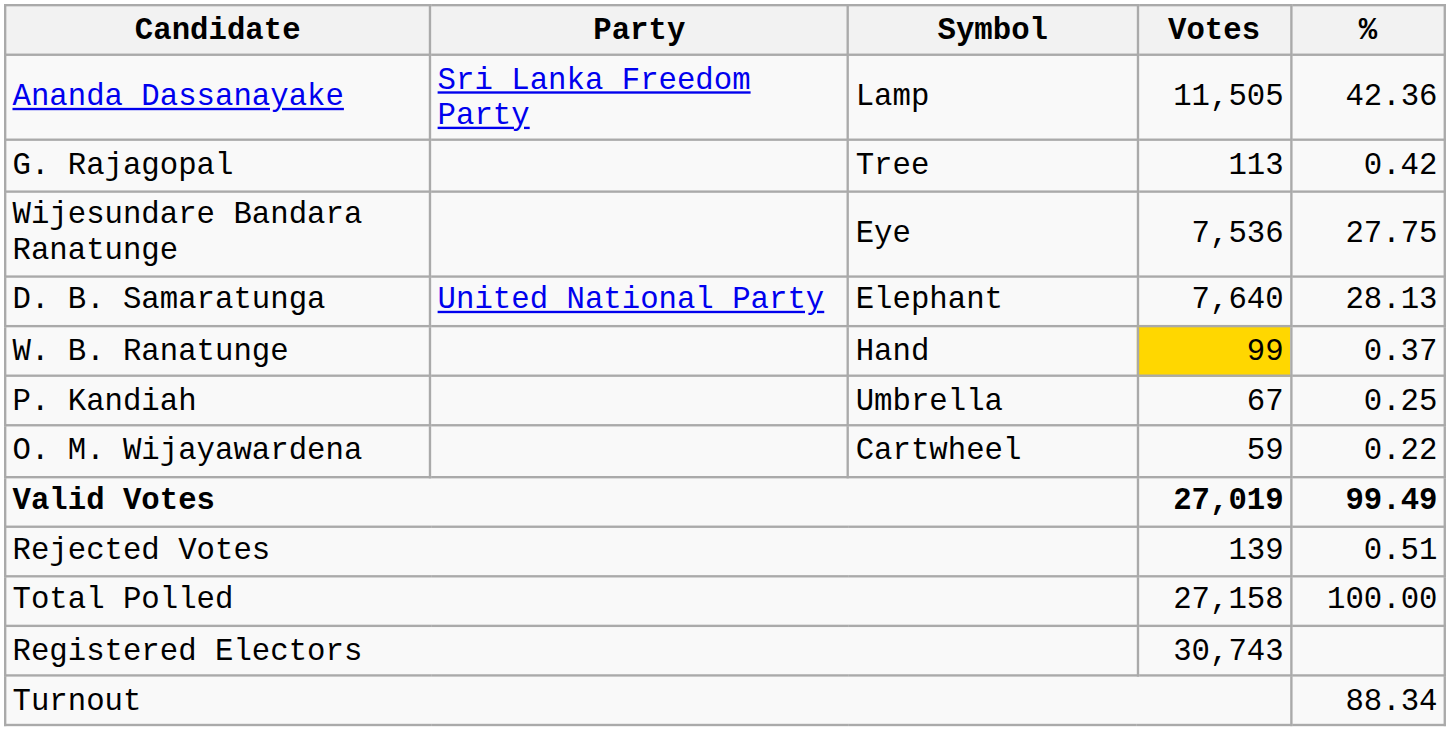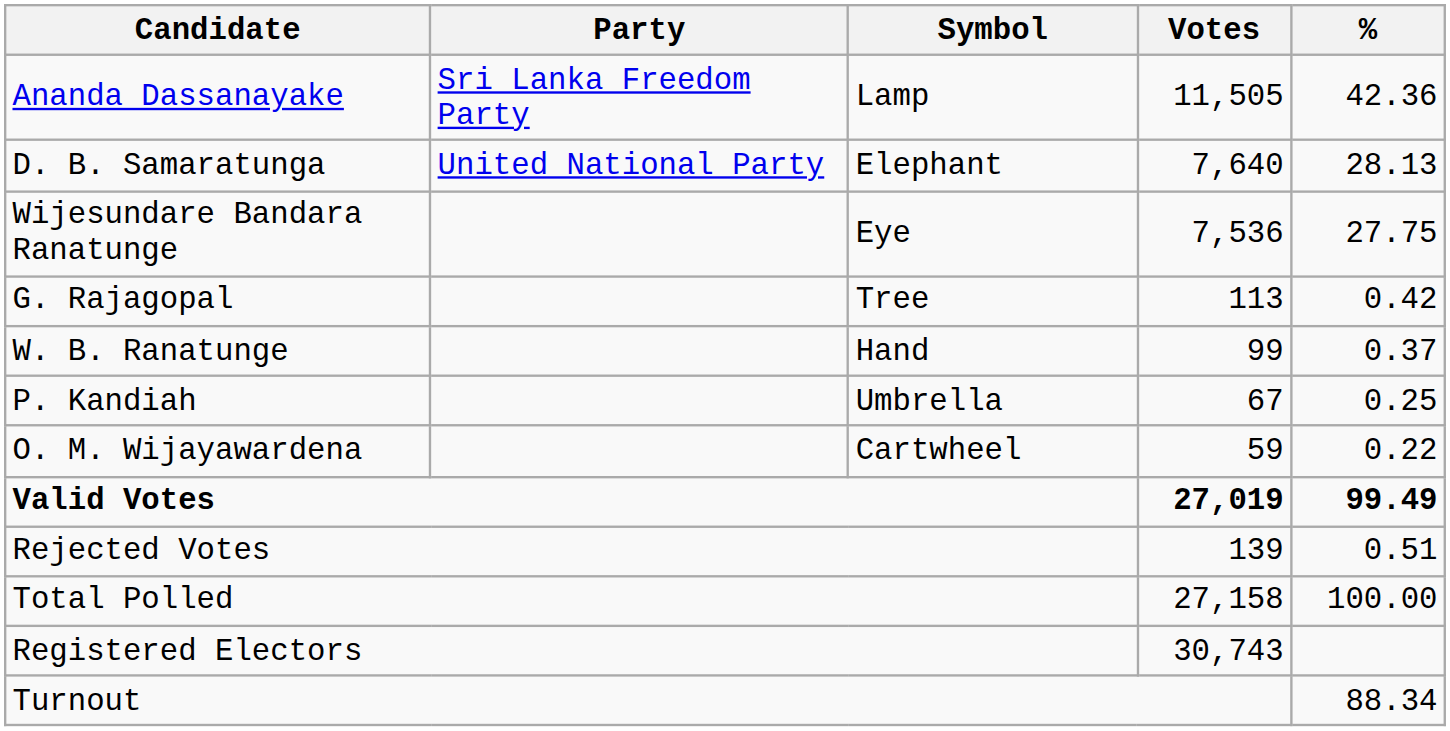rows swapped: (169, 301) <-> (123, 166)
(1265, 351) gold background -> (1265, 351) no background
